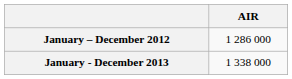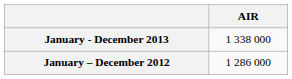rows swapped: (107, 39) <-> (107, 63)
